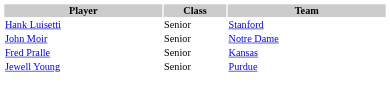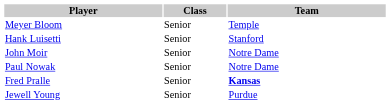+ row: (34, 24)
+ row: (30, 67)
(243, 53) normal -> (244, 81) bold
